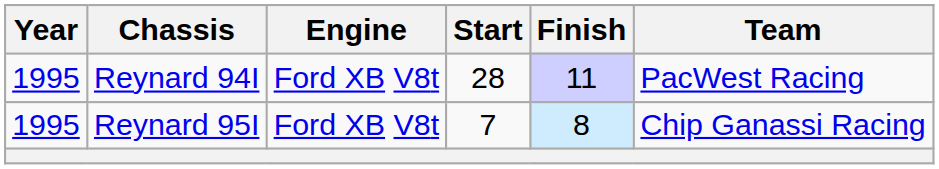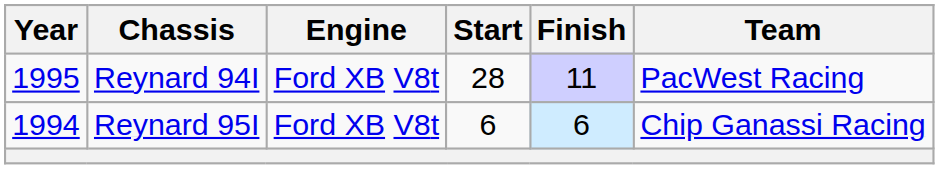(46, 125) 1995 -> (46, 125) 1994
(488, 125) 7 -> (488, 125) 6
(581, 125) 8 -> (581, 125) 6
